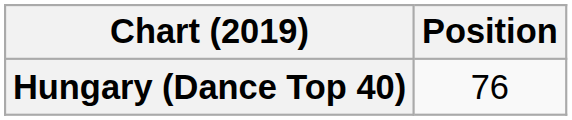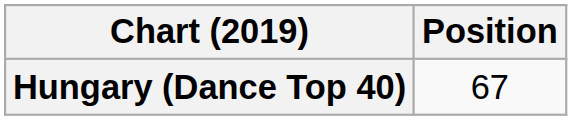(490, 86) 76 -> (490, 86) 67
